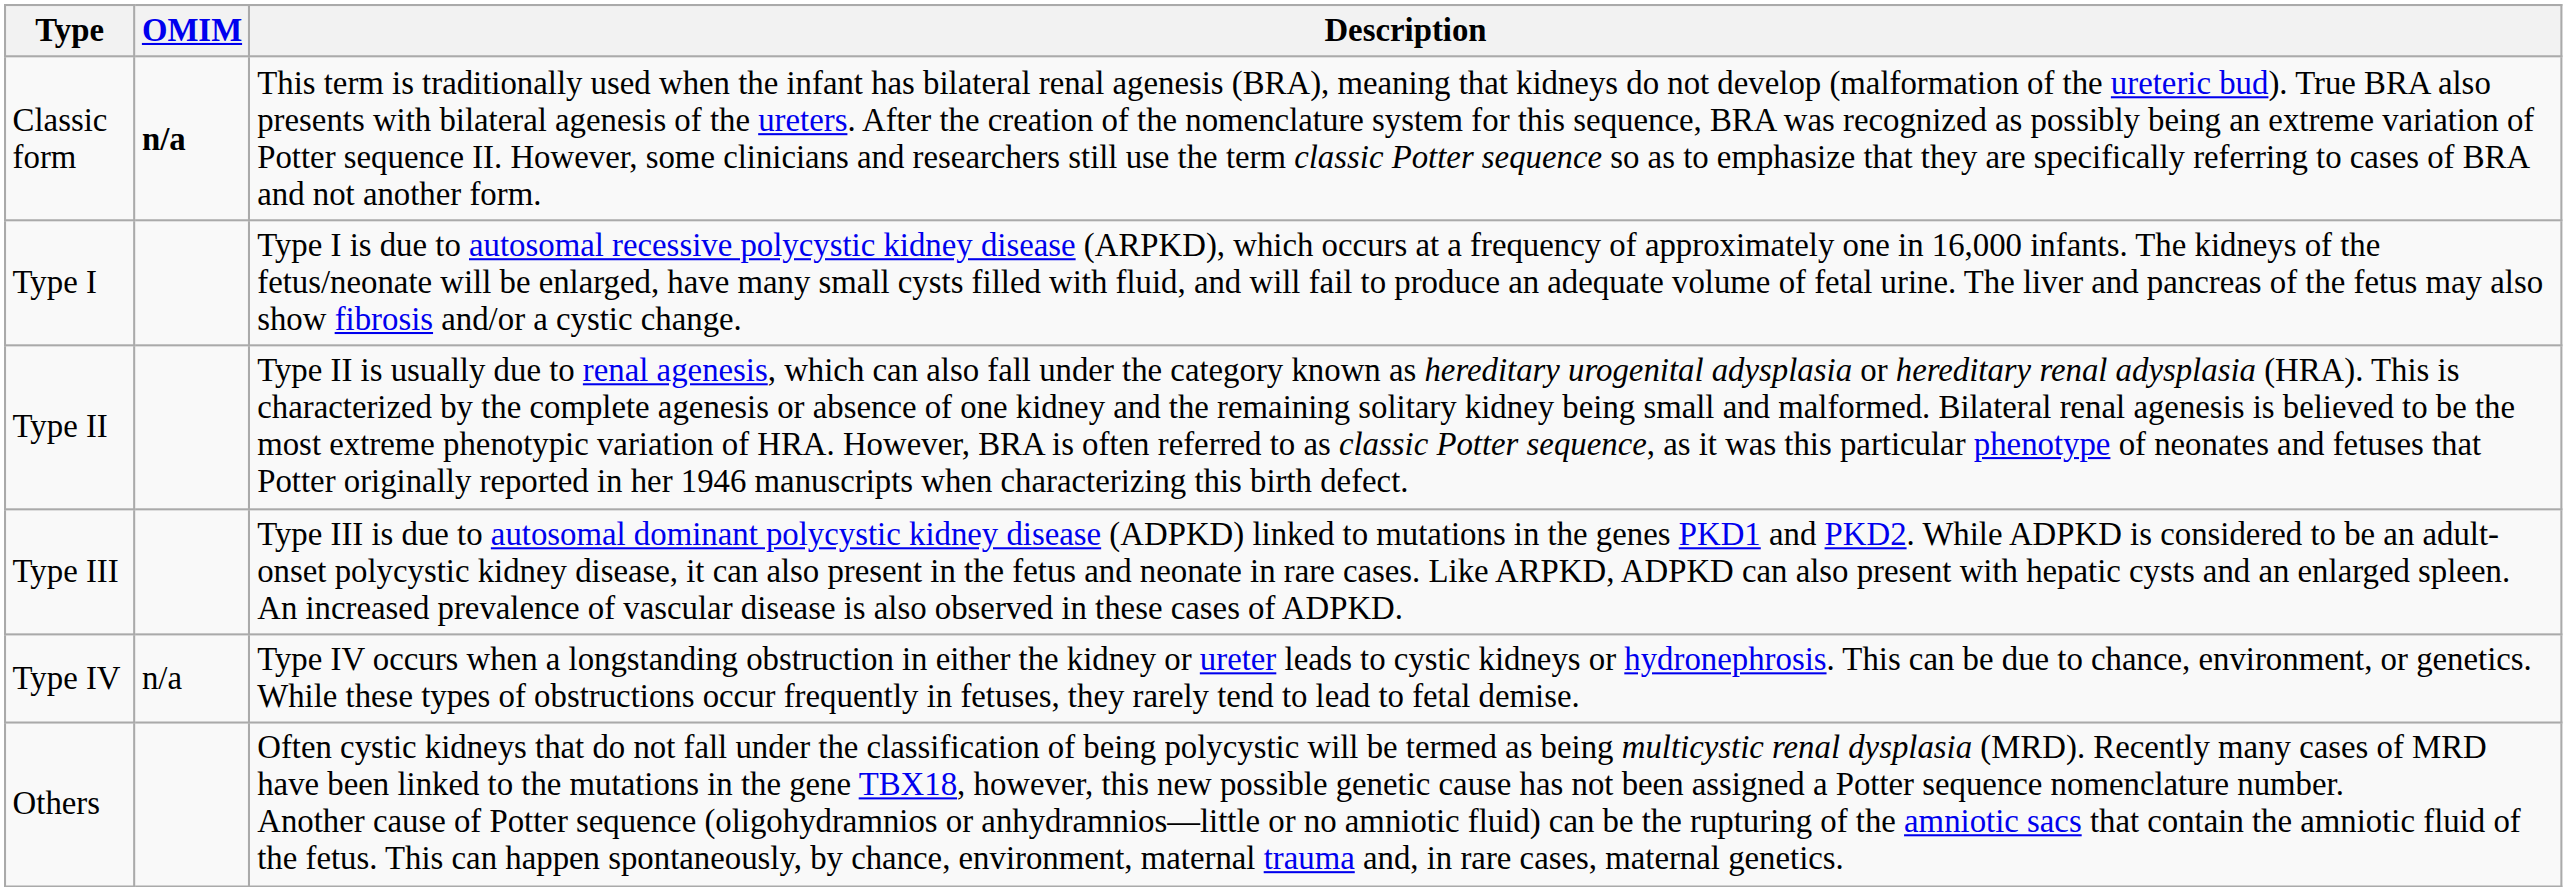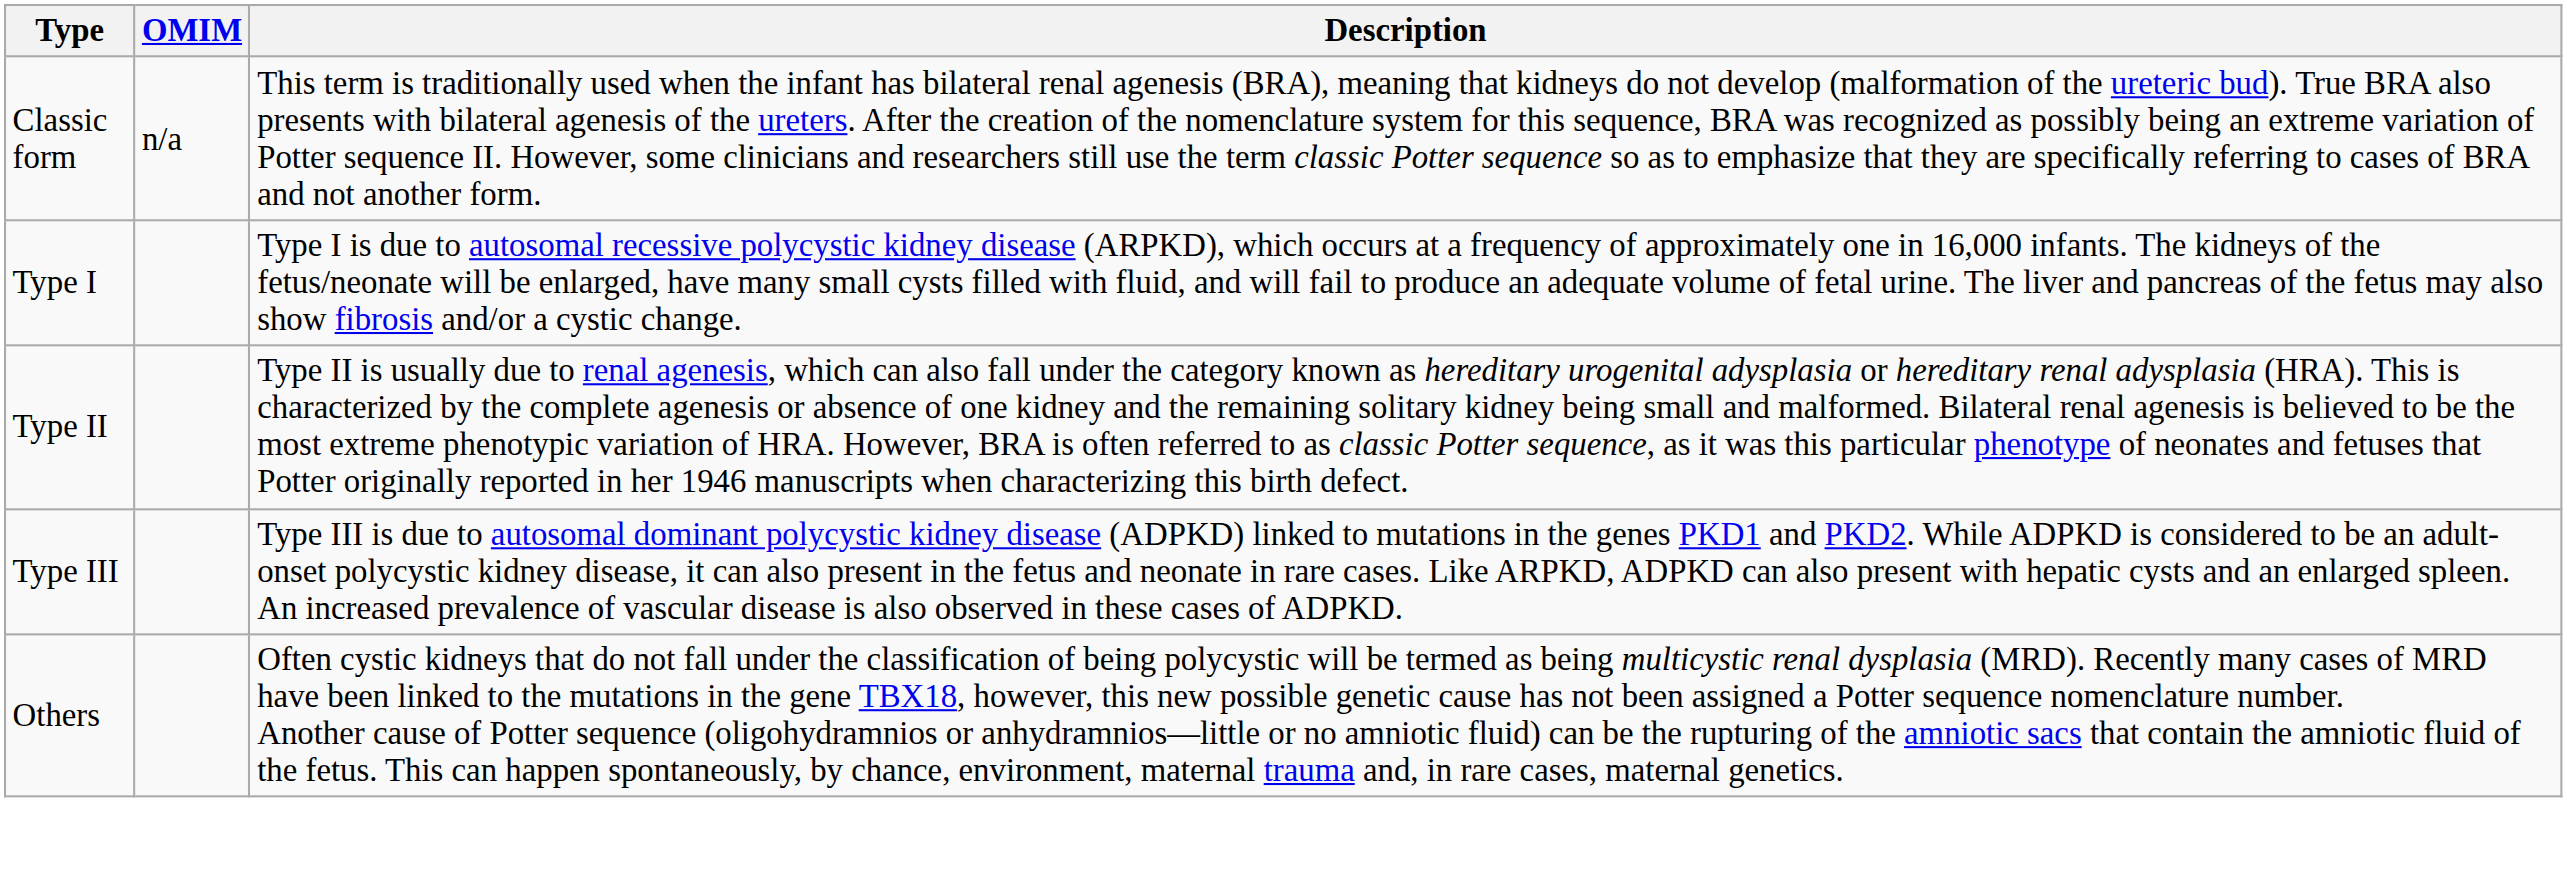(164, 137) bold -> (162, 137) normal
- row: (67, 678)
